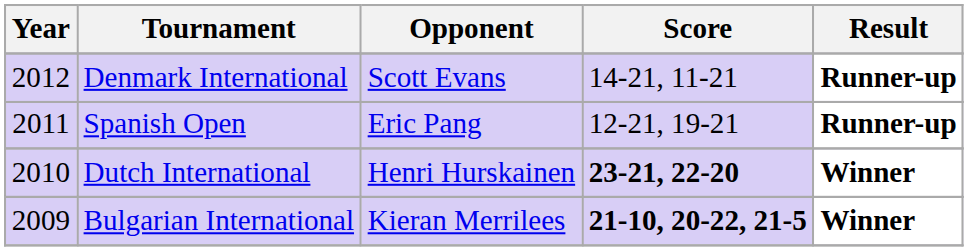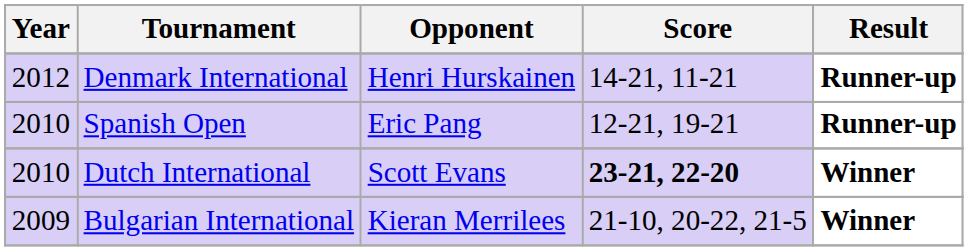(437, 76) Scott Evans -> (471, 76) Henri Hurskainen
(41, 124) 2011 -> (41, 124) 2010
(471, 172) Henri Hurskainen -> (437, 172) Scott Evans
(698, 220) bold -> (698, 220) normal
